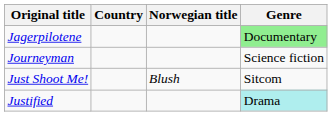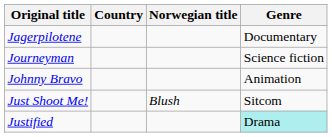(280, 36) lightgreen background -> (280, 36) no background
+ row: (45, 79)
